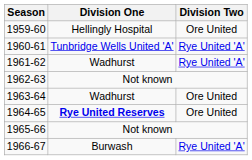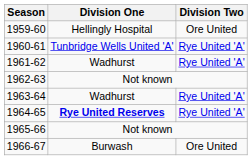(212, 96) Ore United -> (212, 96) Rye United 'A'
(212, 113) Ore United -> (212, 113) Rye United 'A'
(212, 146) Rye United 'A' -> (212, 146) Ore United
